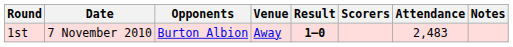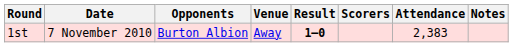(430, 33) 2,483 -> (430, 33) 2,383
